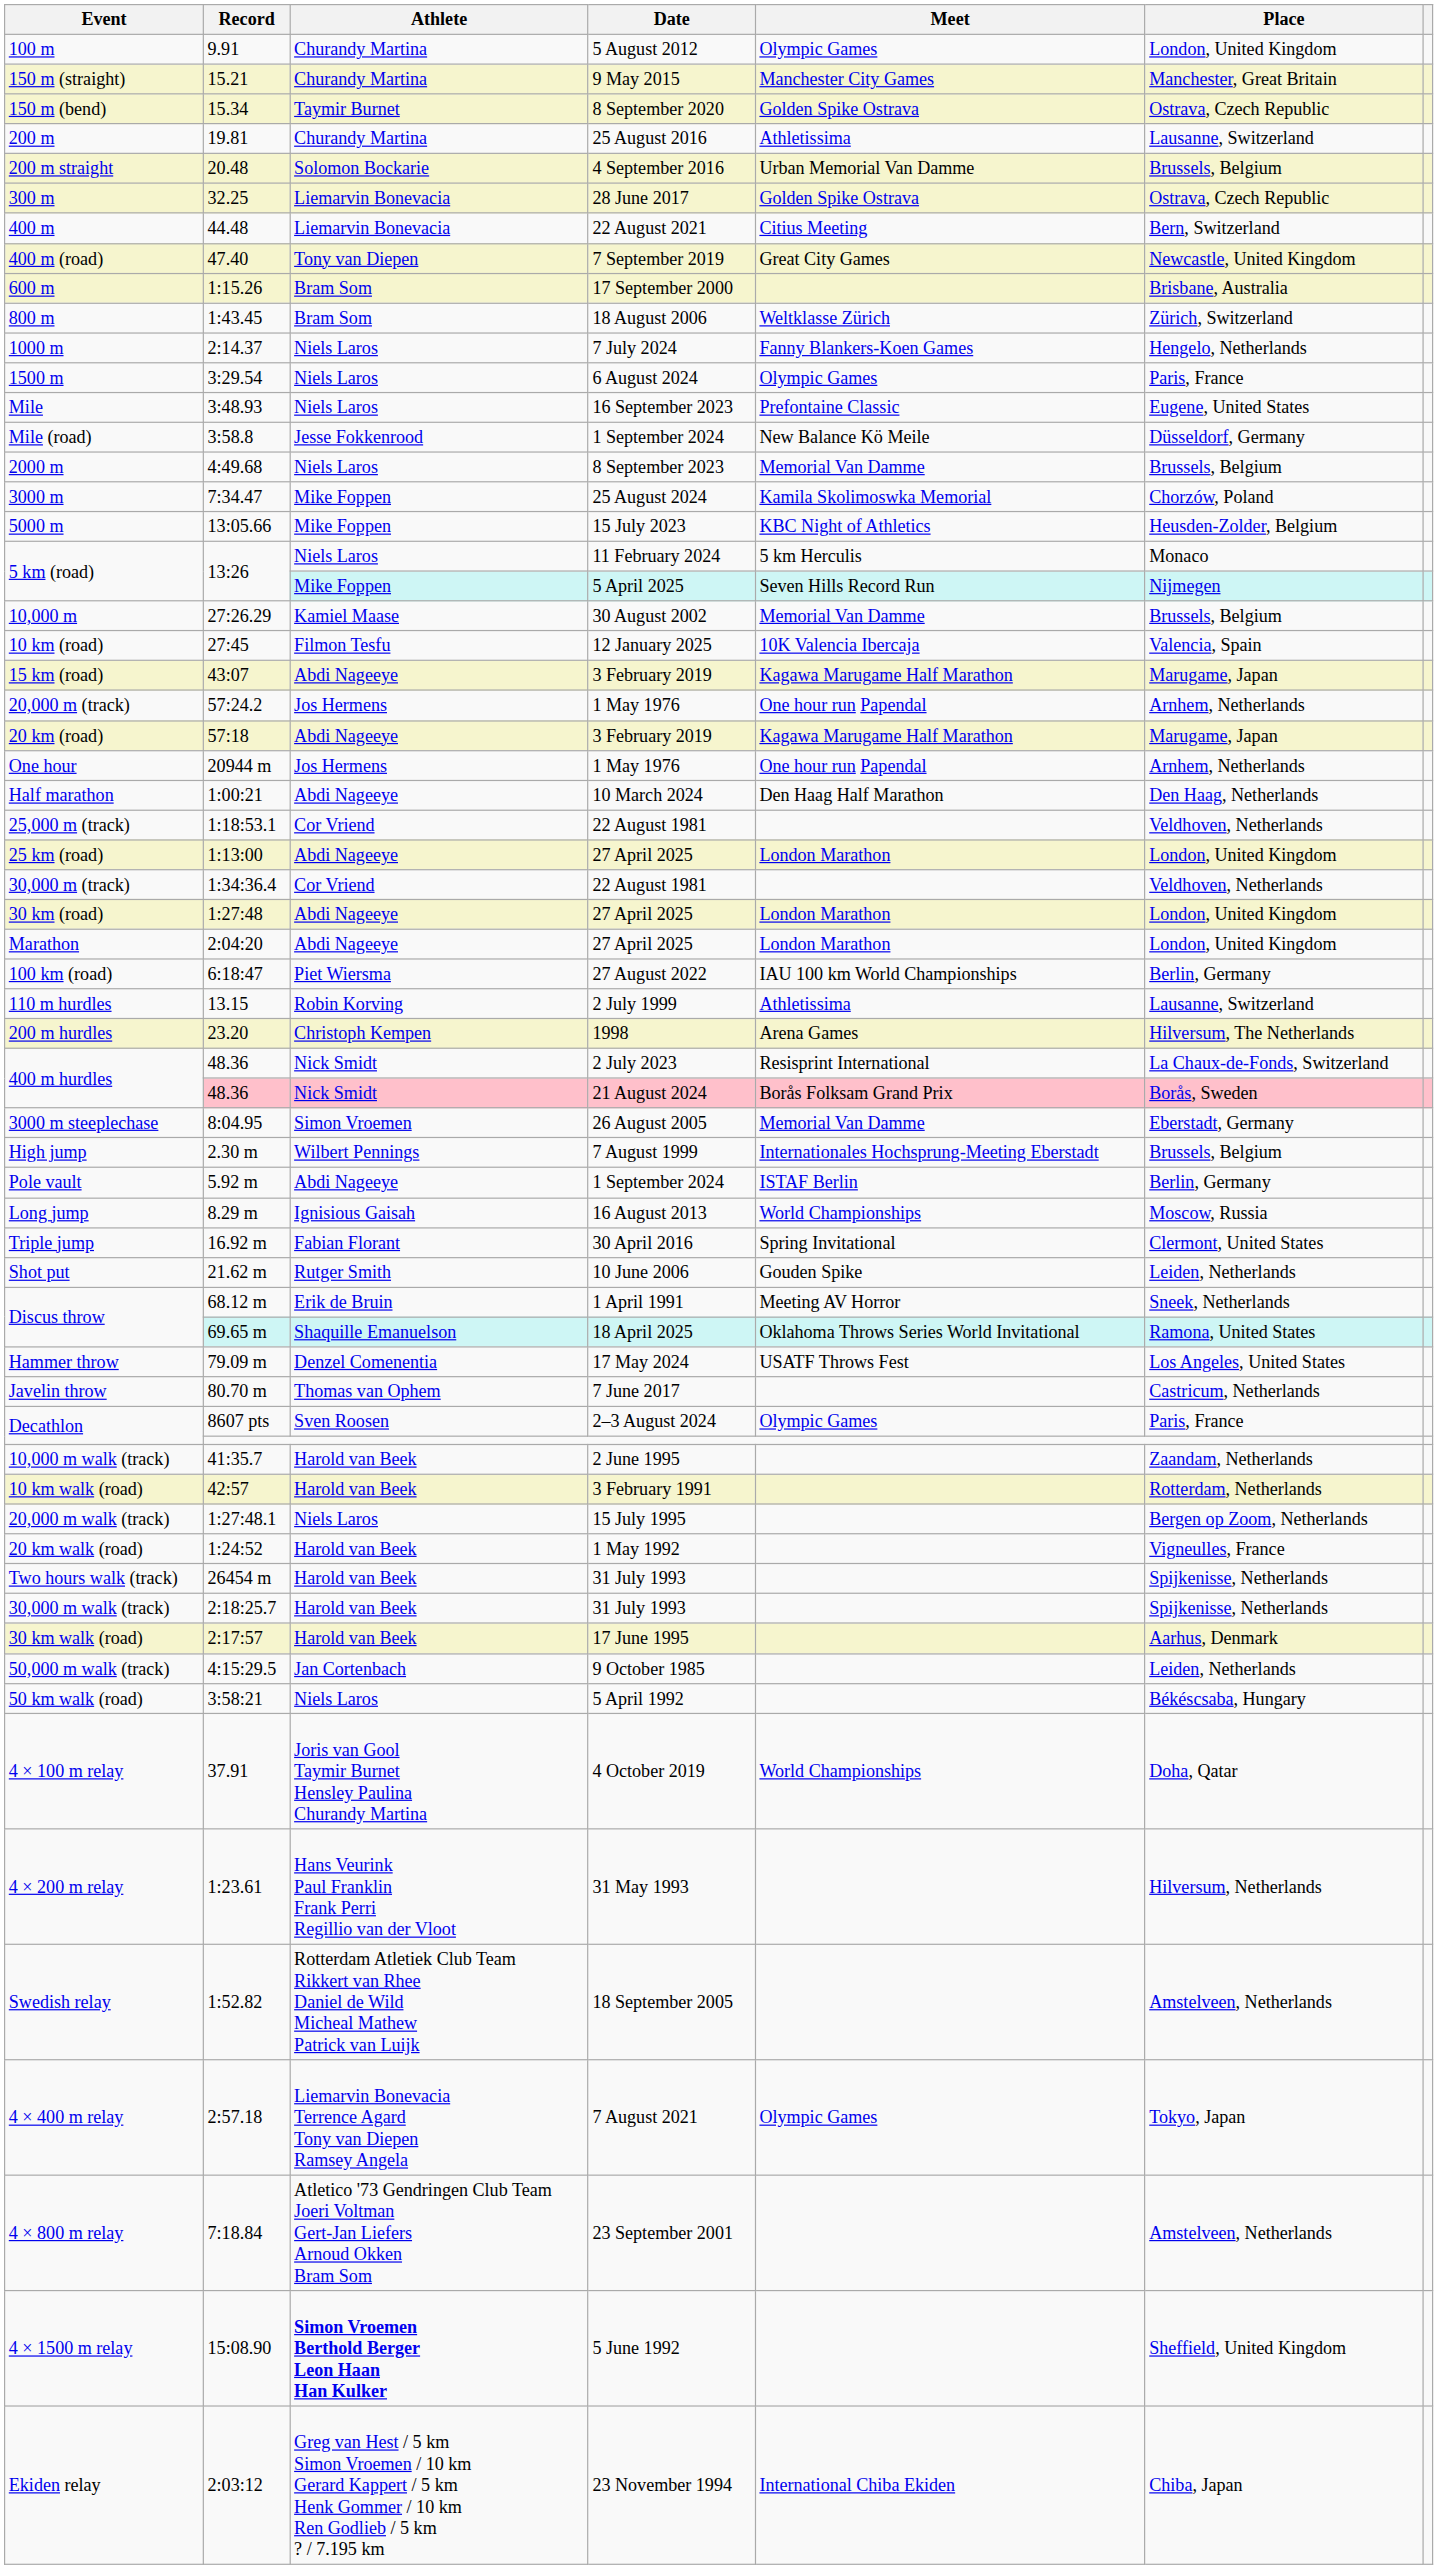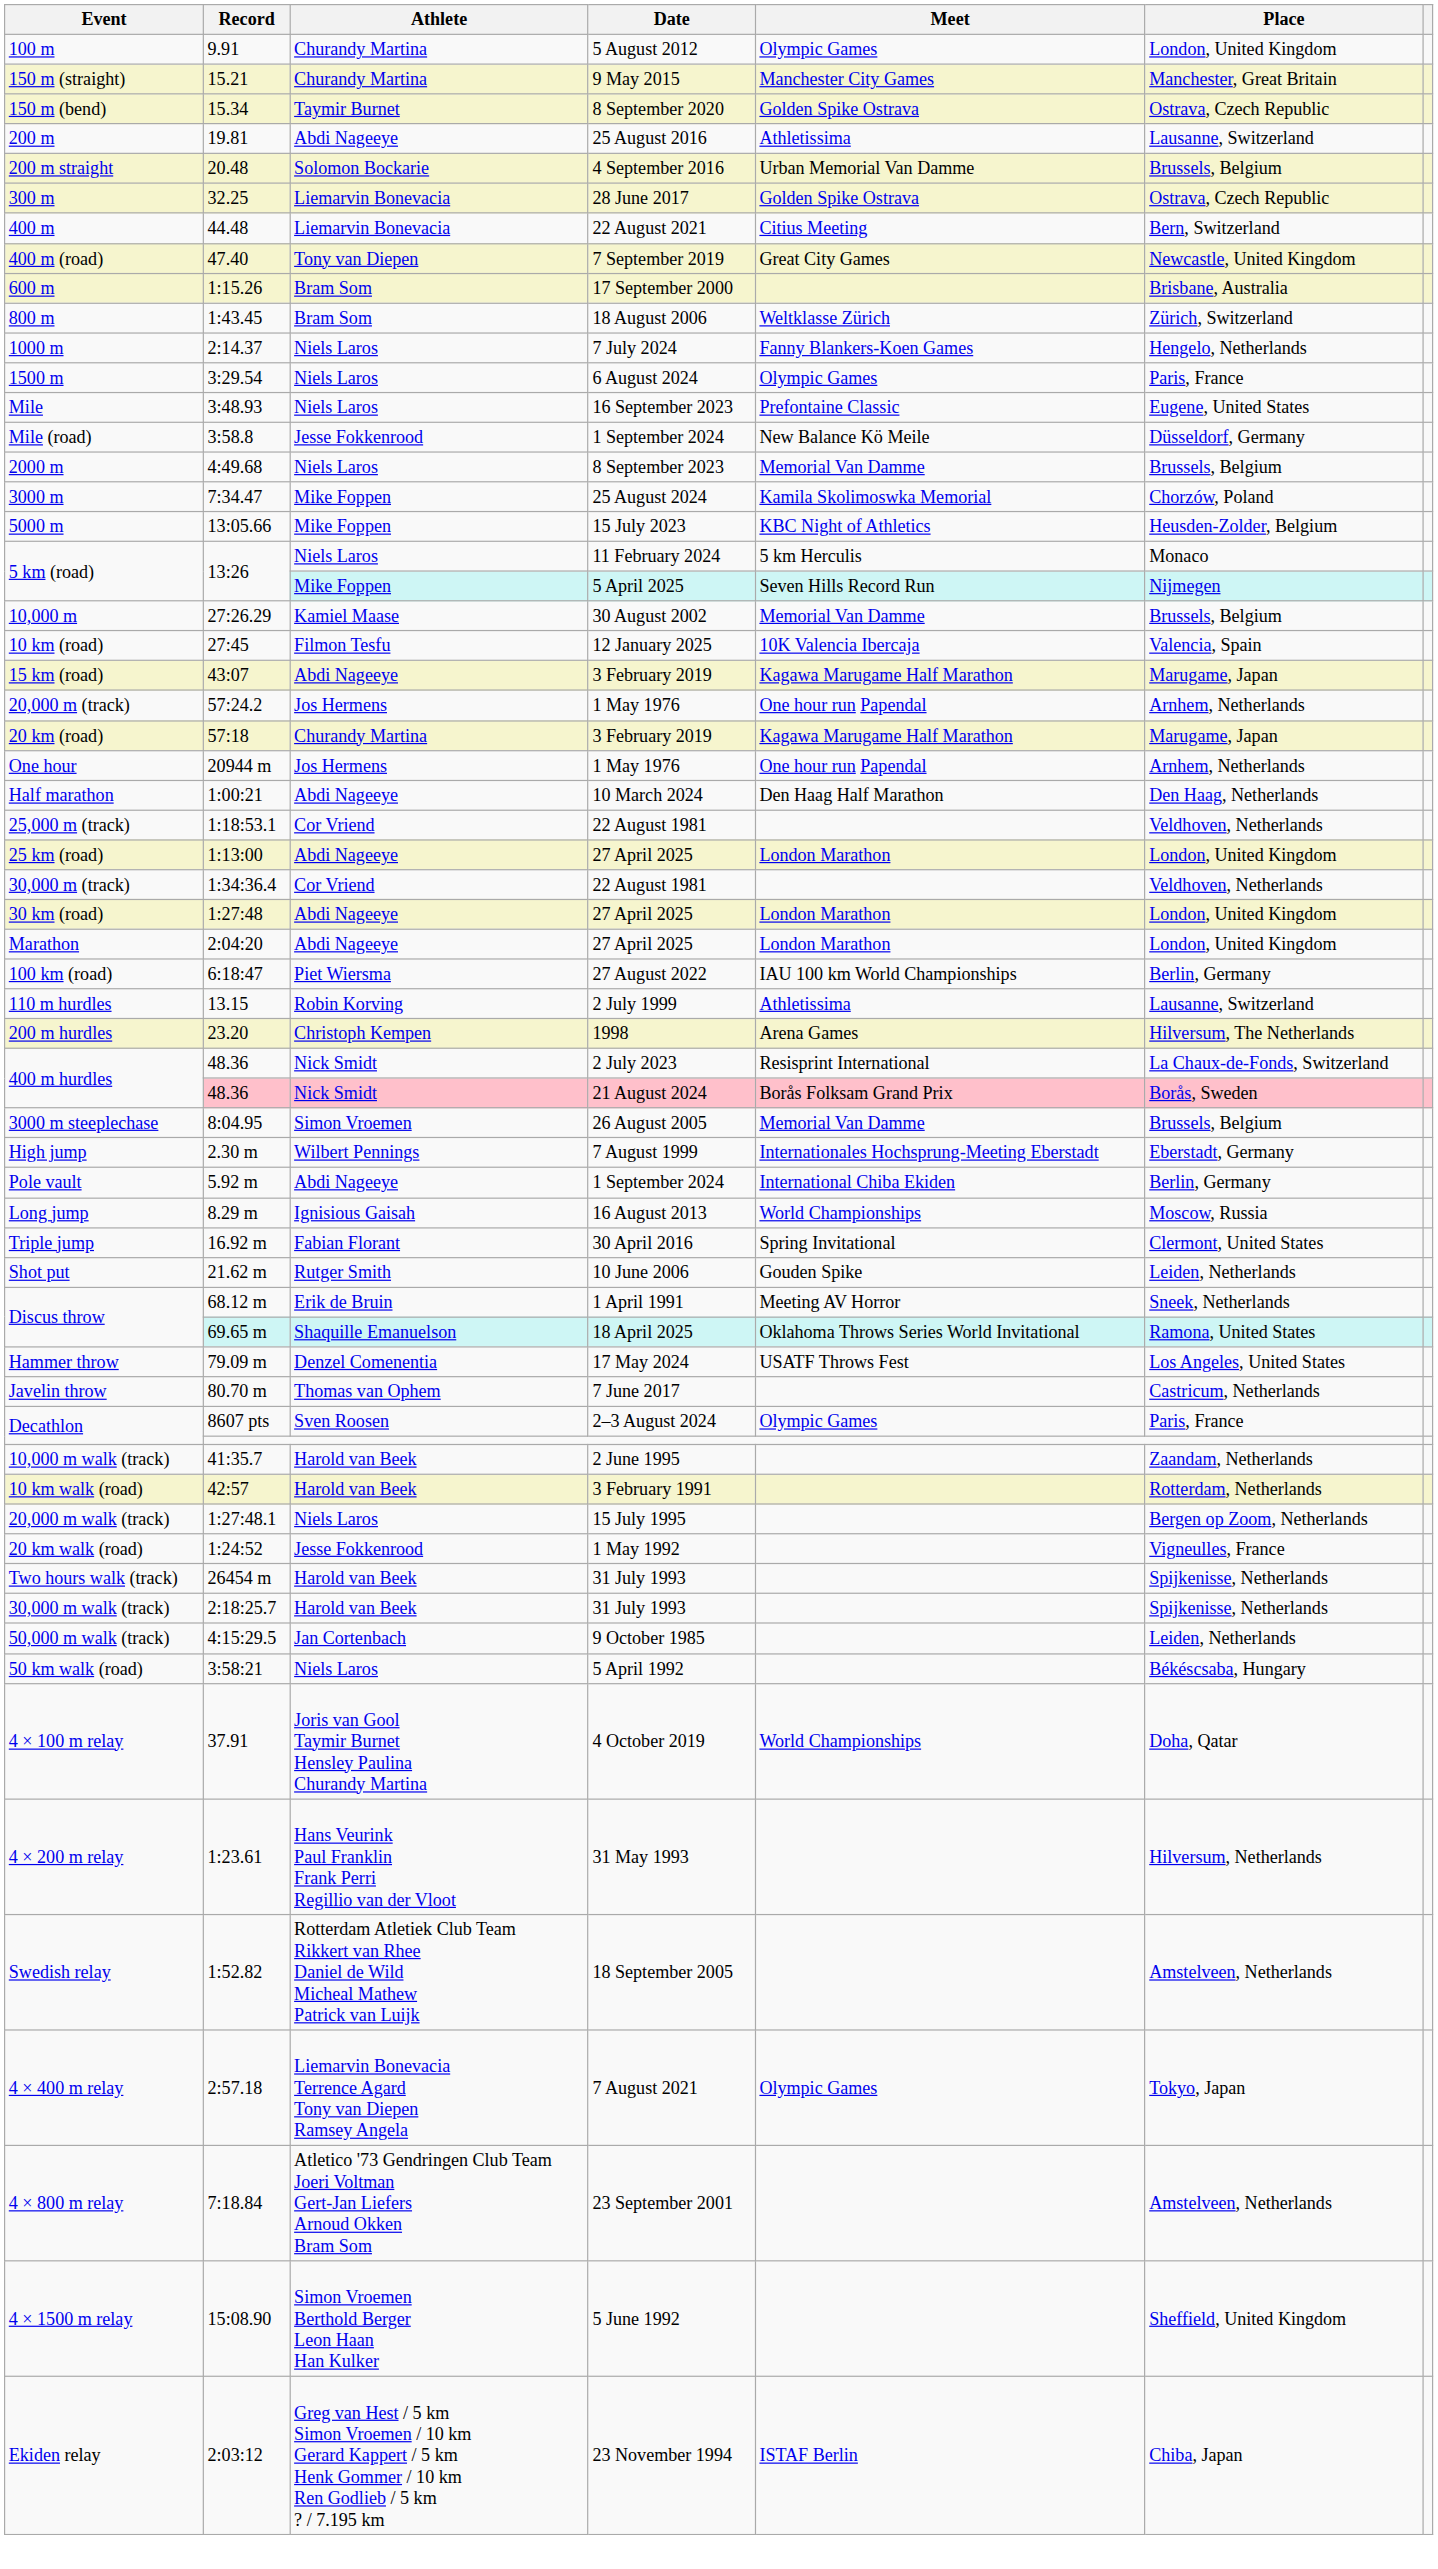(361, 138) Churandy Martina -> (346, 138) Abdi Nageeye
(346, 735) Abdi Nageeye -> (361, 735) Churandy Martina
(1222, 1123) Eberstadt, Germany -> (1216, 1123) Brussels, Belgium
(1216, 1152) Brussels, Belgium -> (1222, 1152) Eberstadt, Germany
(809, 1182) ISTAF Berlin -> (857, 1182) International Chiba Ekiden
(355, 1549) Harold van Beek -> (359, 1549) Jesse Fokkenrood
- row: (76, 1638)
(357, 2359) bold -> (353, 2329) normal
(857, 2485) International Chiba Ekiden -> (809, 2455) ISTAF Berlin
